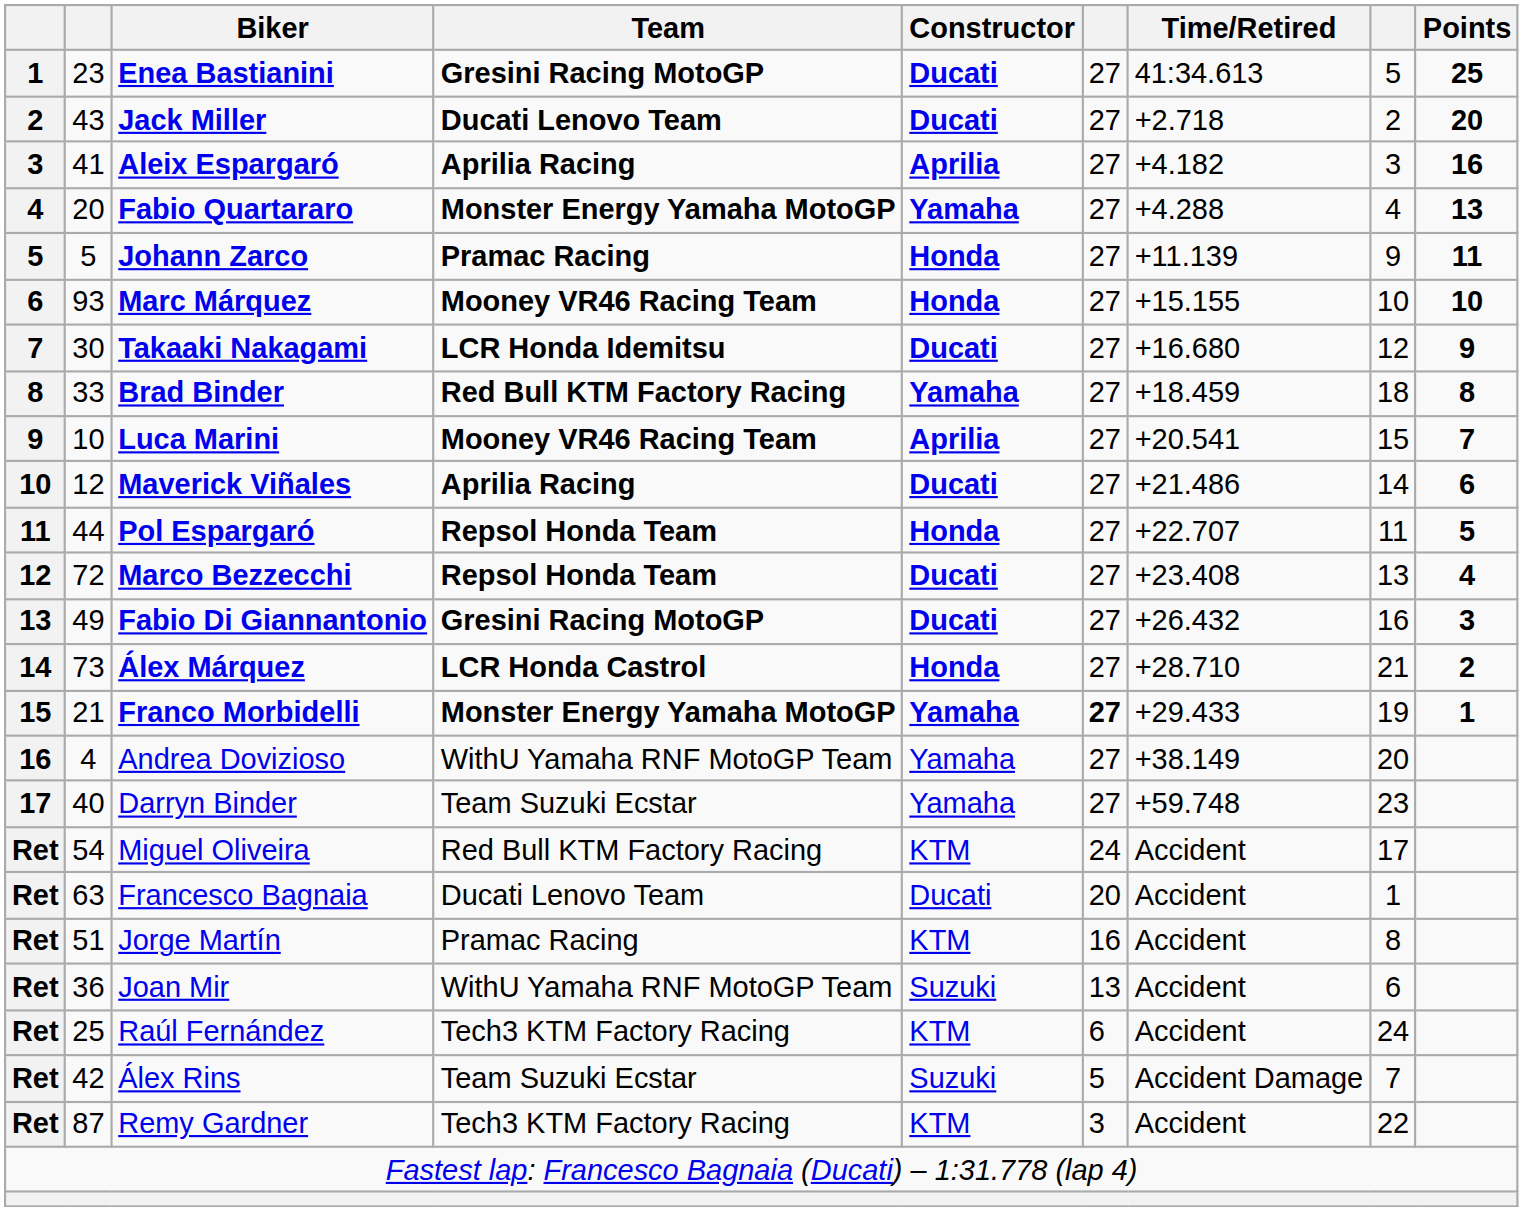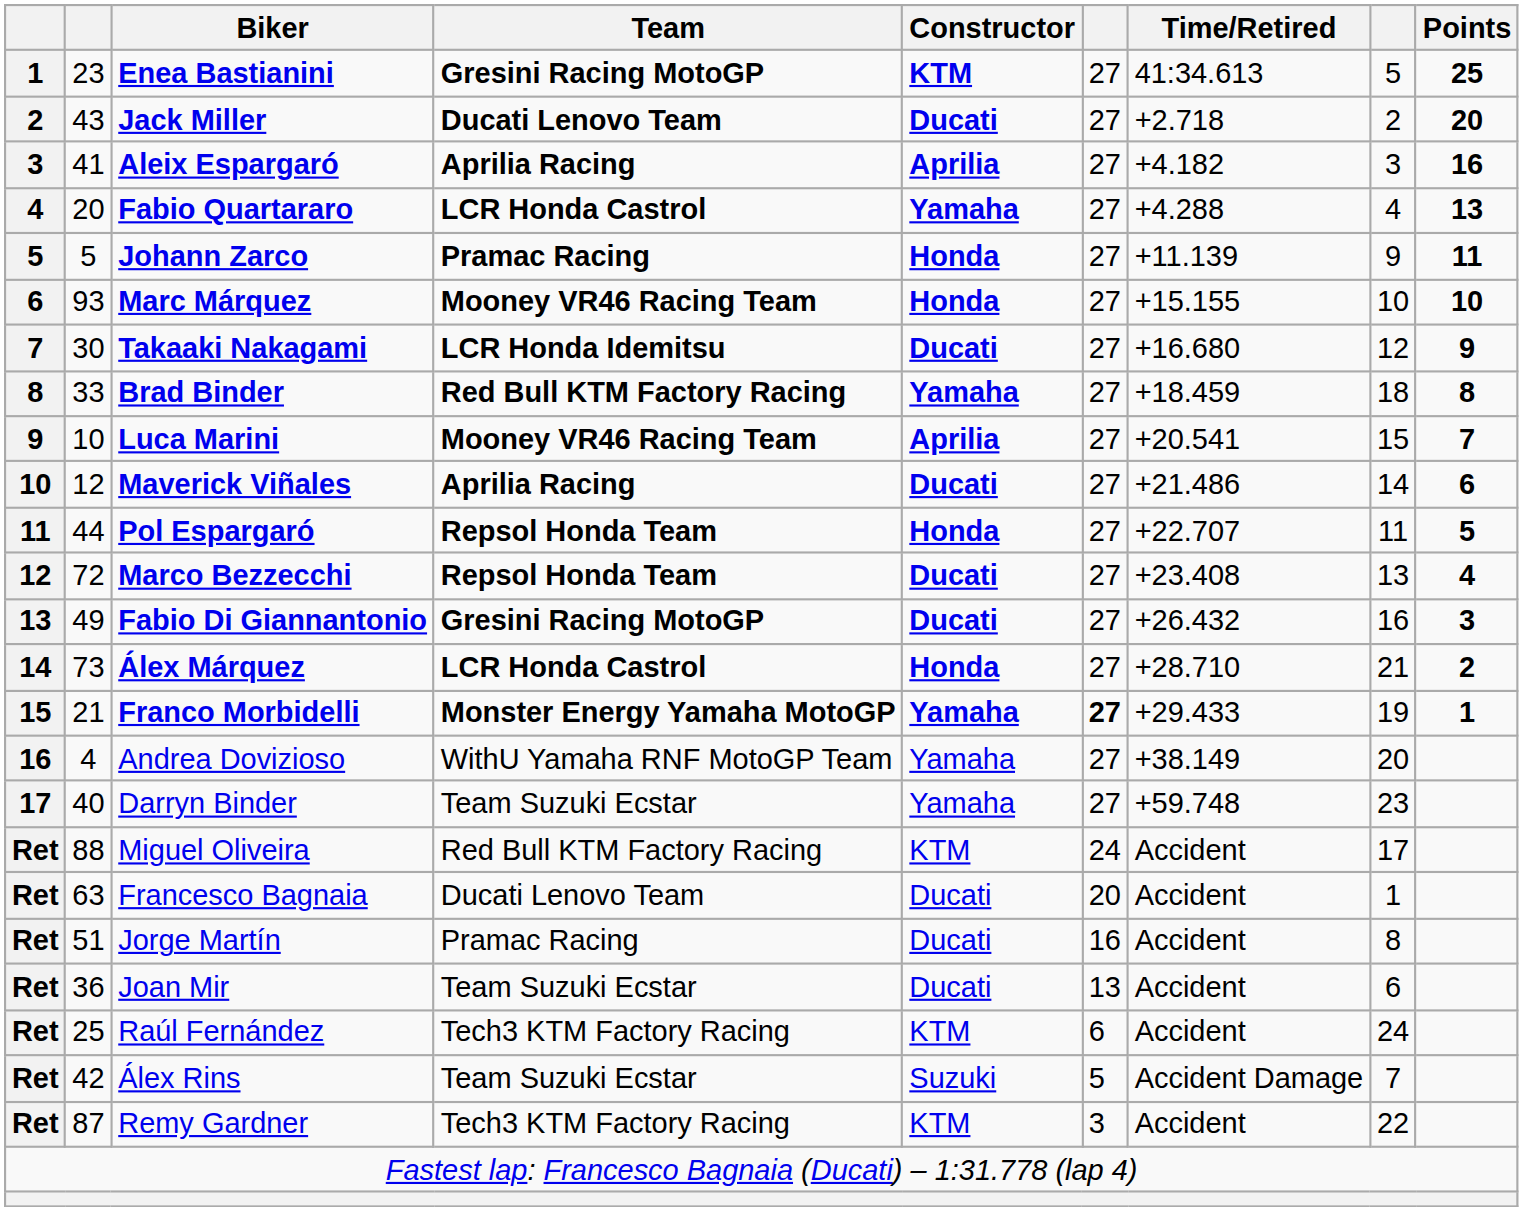(954, 73) Ducati -> (941, 73) KTM
(668, 210) Monster Energy Yamaha MotoGP -> (574, 210) LCR Honda Castrol
(88, 849) 54 -> (88, 849) 88
(940, 941) KTM -> (950, 941) Ducati
(667, 986) WithU Yamaha RNF MotoGP Team -> (569, 986) Team Suzuki Ecstar
(953, 986) Suzuki -> (950, 986) Ducati
